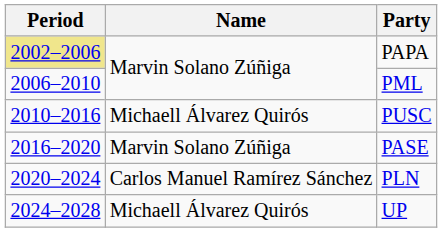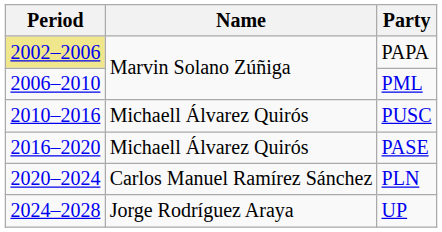(200, 147) Marvin Solano Zúñiga -> (209, 147) Michaell Álvarez Quirós
(209, 210) Michaell Álvarez Quirós -> (202, 210) Jorge Rodríguez Araya
